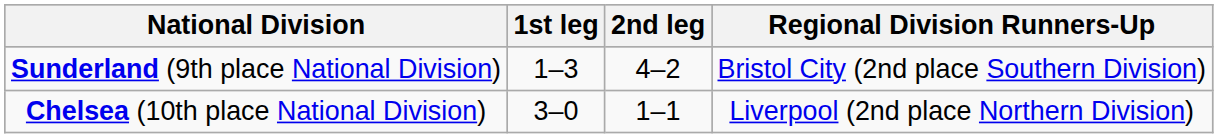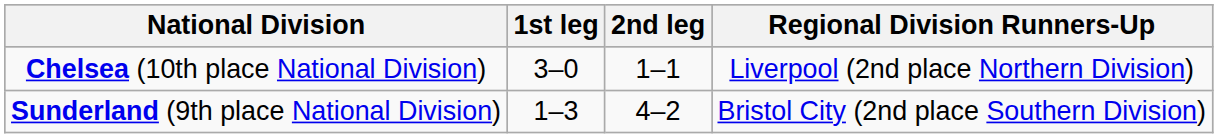rows swapped: (256, 68) <-> (256, 111)
